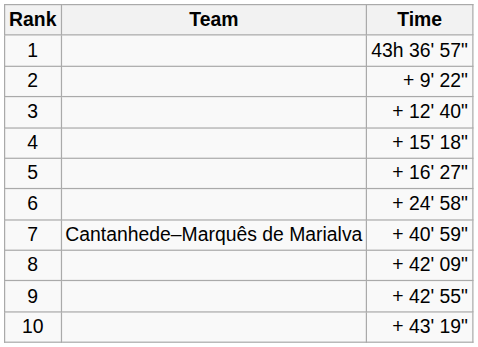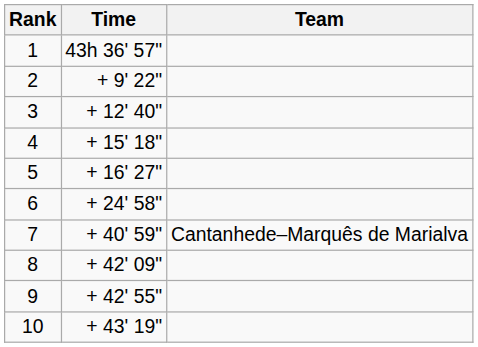columns swapped: (214, 19) <-> (420, 19)
